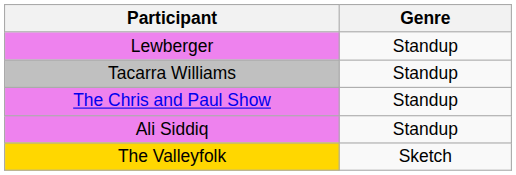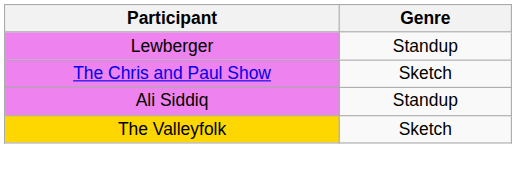- row: (172, 73)
(425, 101) Standup -> (425, 73) Sketch
